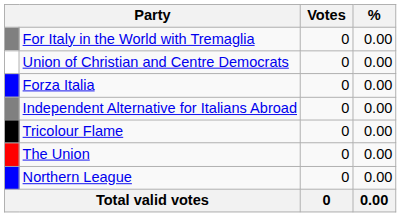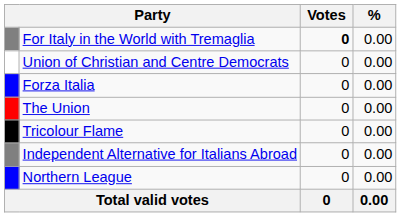(345, 39) normal -> (345, 39) bold
rows swapped: (56, 154) <-> (160, 108)
